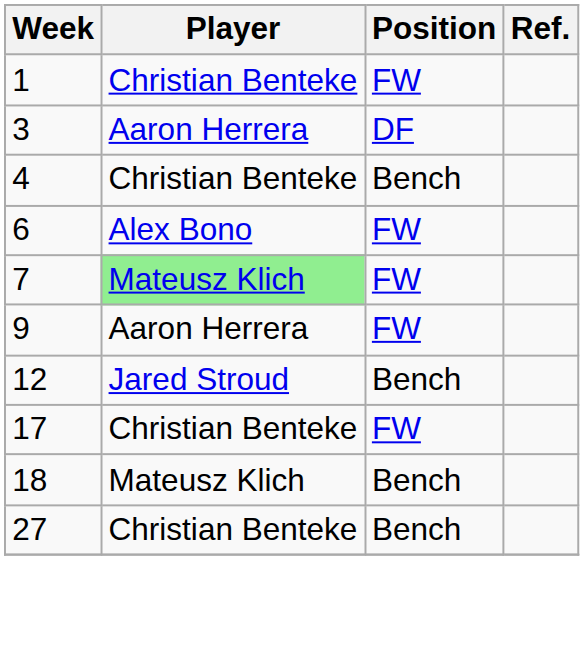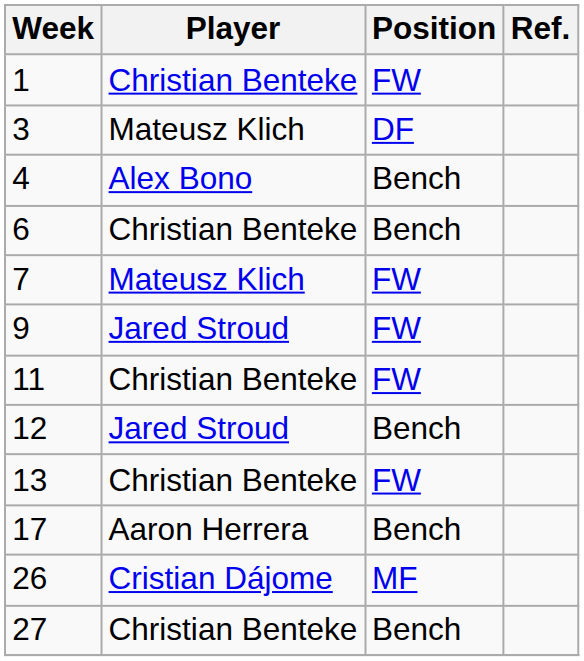(208, 129) Aaron Herrera -> (207, 129) Mateusz Klich
(233, 179) Christian Benteke -> (180, 179) Alex Bono
(180, 229) Alex Bono -> (233, 229) Christian Benteke
(396, 229) FW -> (417, 229) Bench
(207, 279) lightgreen background -> (207, 279) no background
(208, 329) Aaron Herrera -> (199, 329) Jared Stroud
+ row: (29, 379)
+ row: (30, 479)
(233, 429) Christian Benteke -> (208, 529) Aaron Herrera
(396, 429) FW -> (417, 529) Bench
- row: (30, 479)
+ row: (30, 579)
